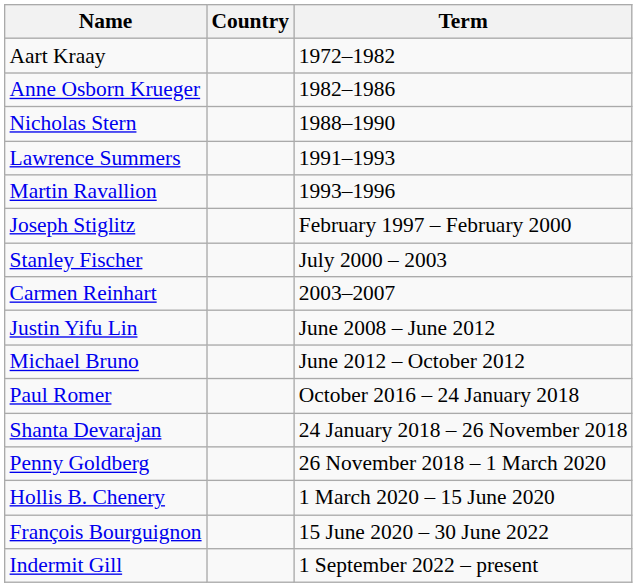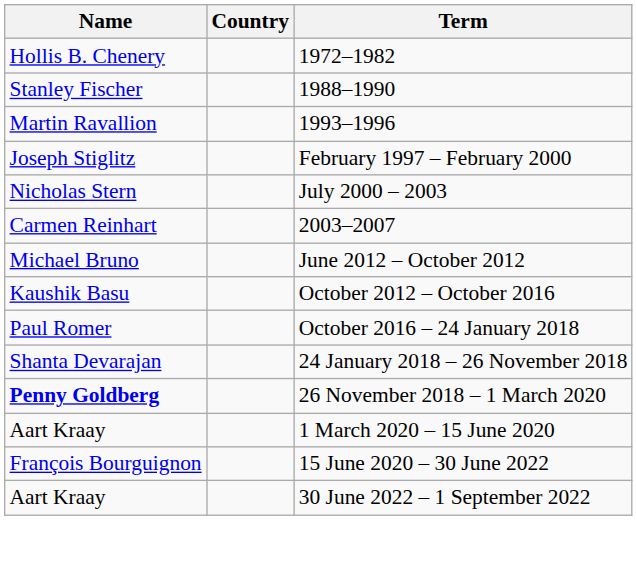(58, 55) Aart Kraay -> (87, 55) Hollis B. Chenery
- row: (347, 89)
(73, 123) Nicholas Stern -> (76, 89) Stanley Fischer
- row: (347, 157)
(76, 259) Stanley Fischer -> (73, 191) Nicholas Stern
- row: (397, 327)
+ row: (427, 293)
(79, 463) normal -> (84, 395) bold
(87, 497) Hollis B. Chenery -> (58, 429) Aart Kraay
+ row: (445, 497)
- row: (418, 565)
